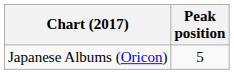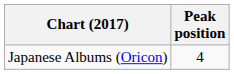(200, 57) 5 -> (200, 57) 4
